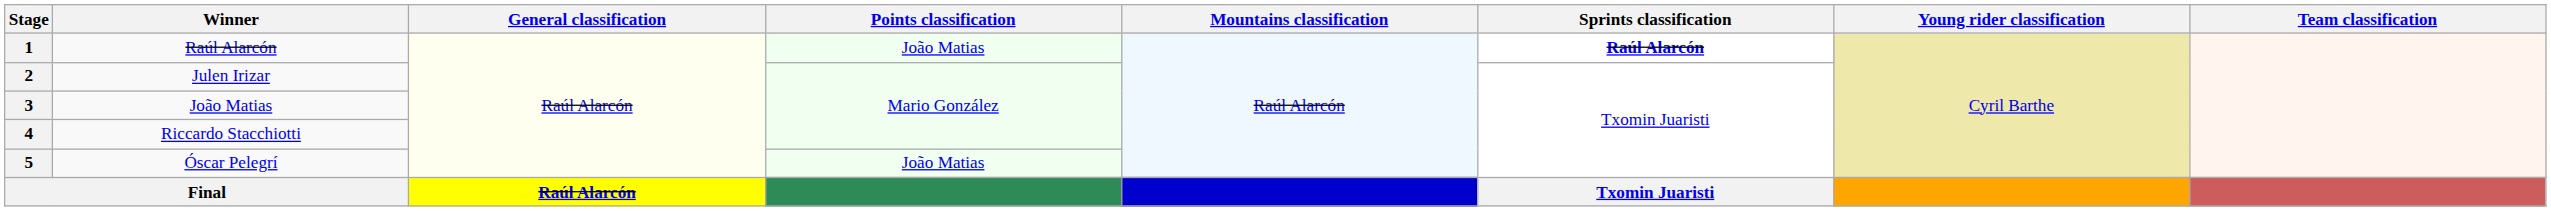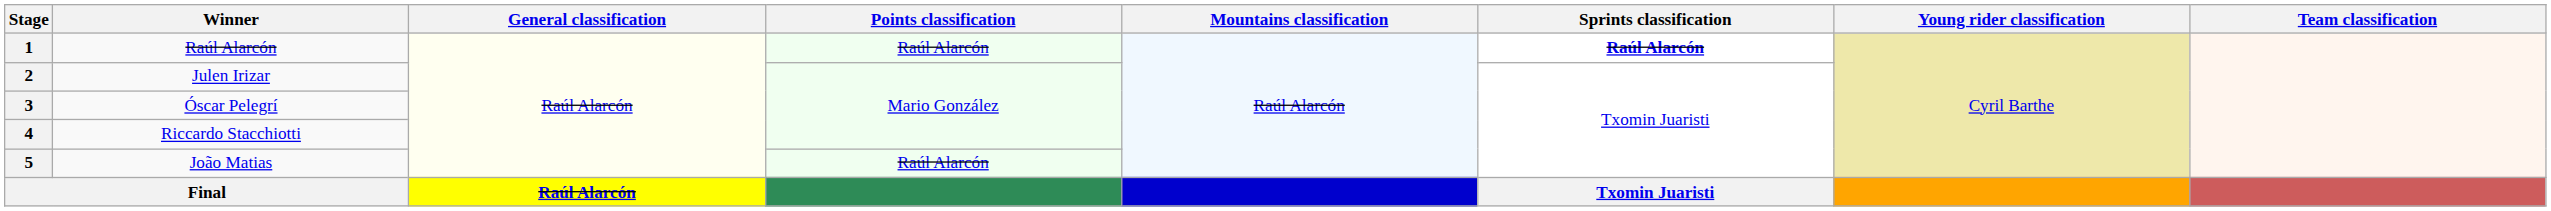(943, 48) João Matias -> (943, 48) Raúl Alarcón
(231, 105) João Matias -> (231, 105) Óscar Pelegrí
(231, 163) Óscar Pelegrí -> (231, 163) João Matias
(943, 163) João Matias -> (943, 163) Raúl Alarcón
